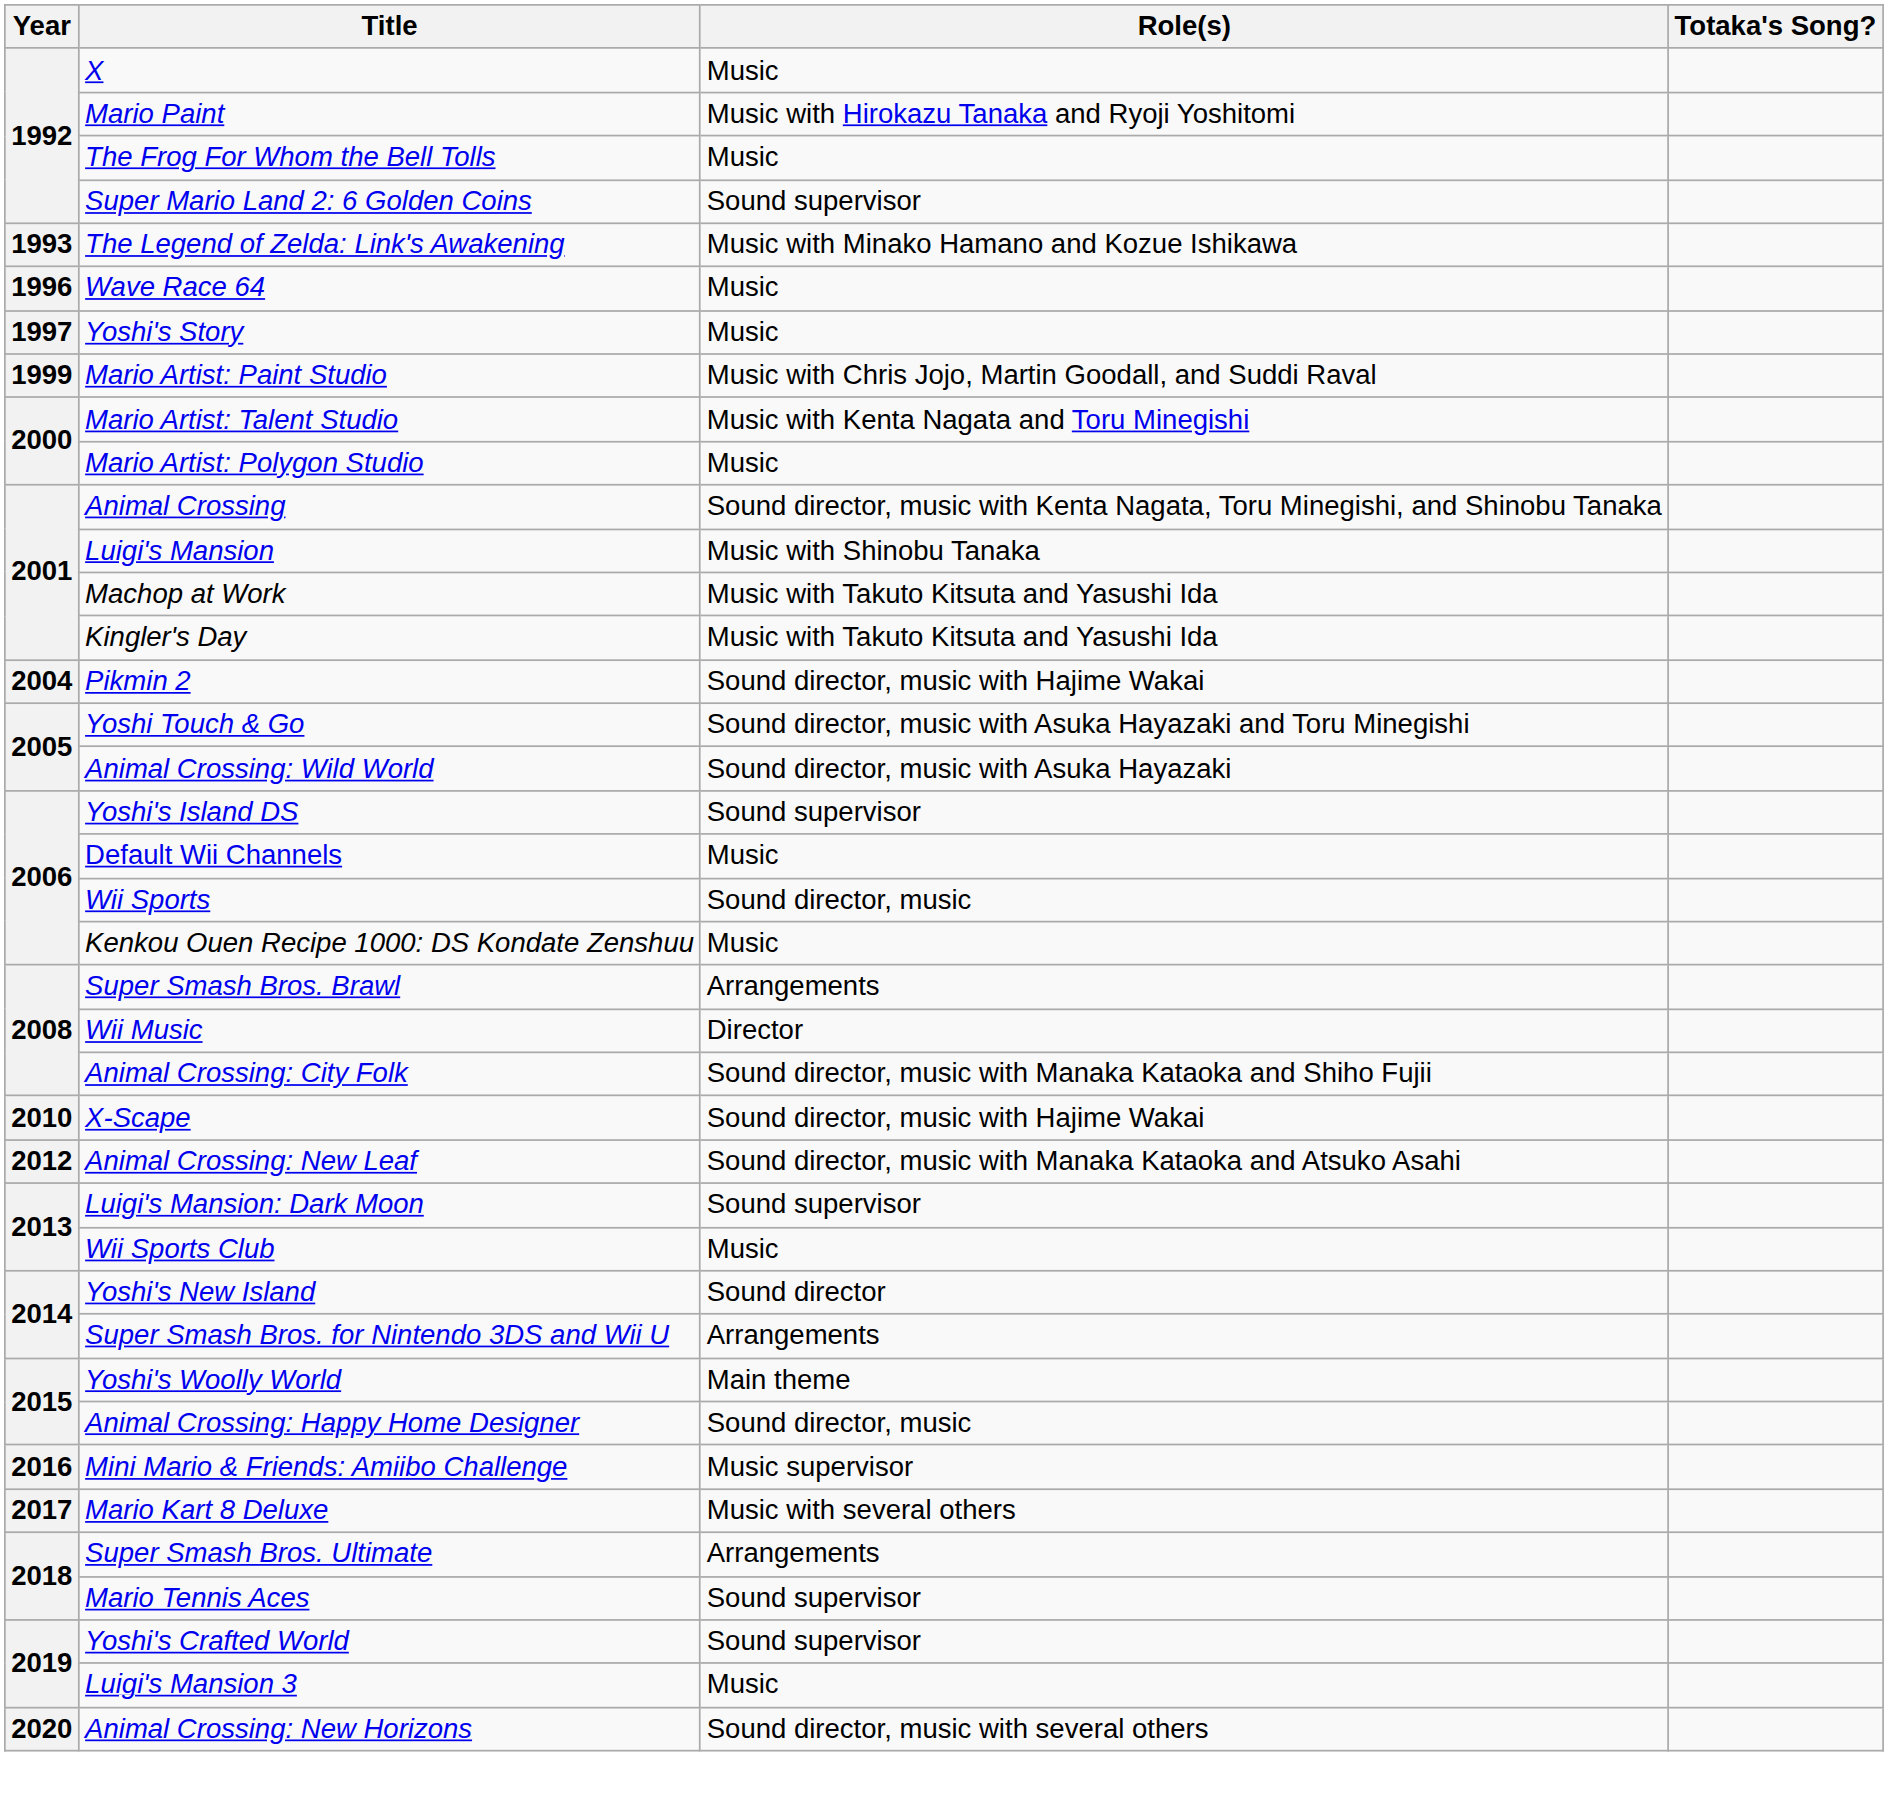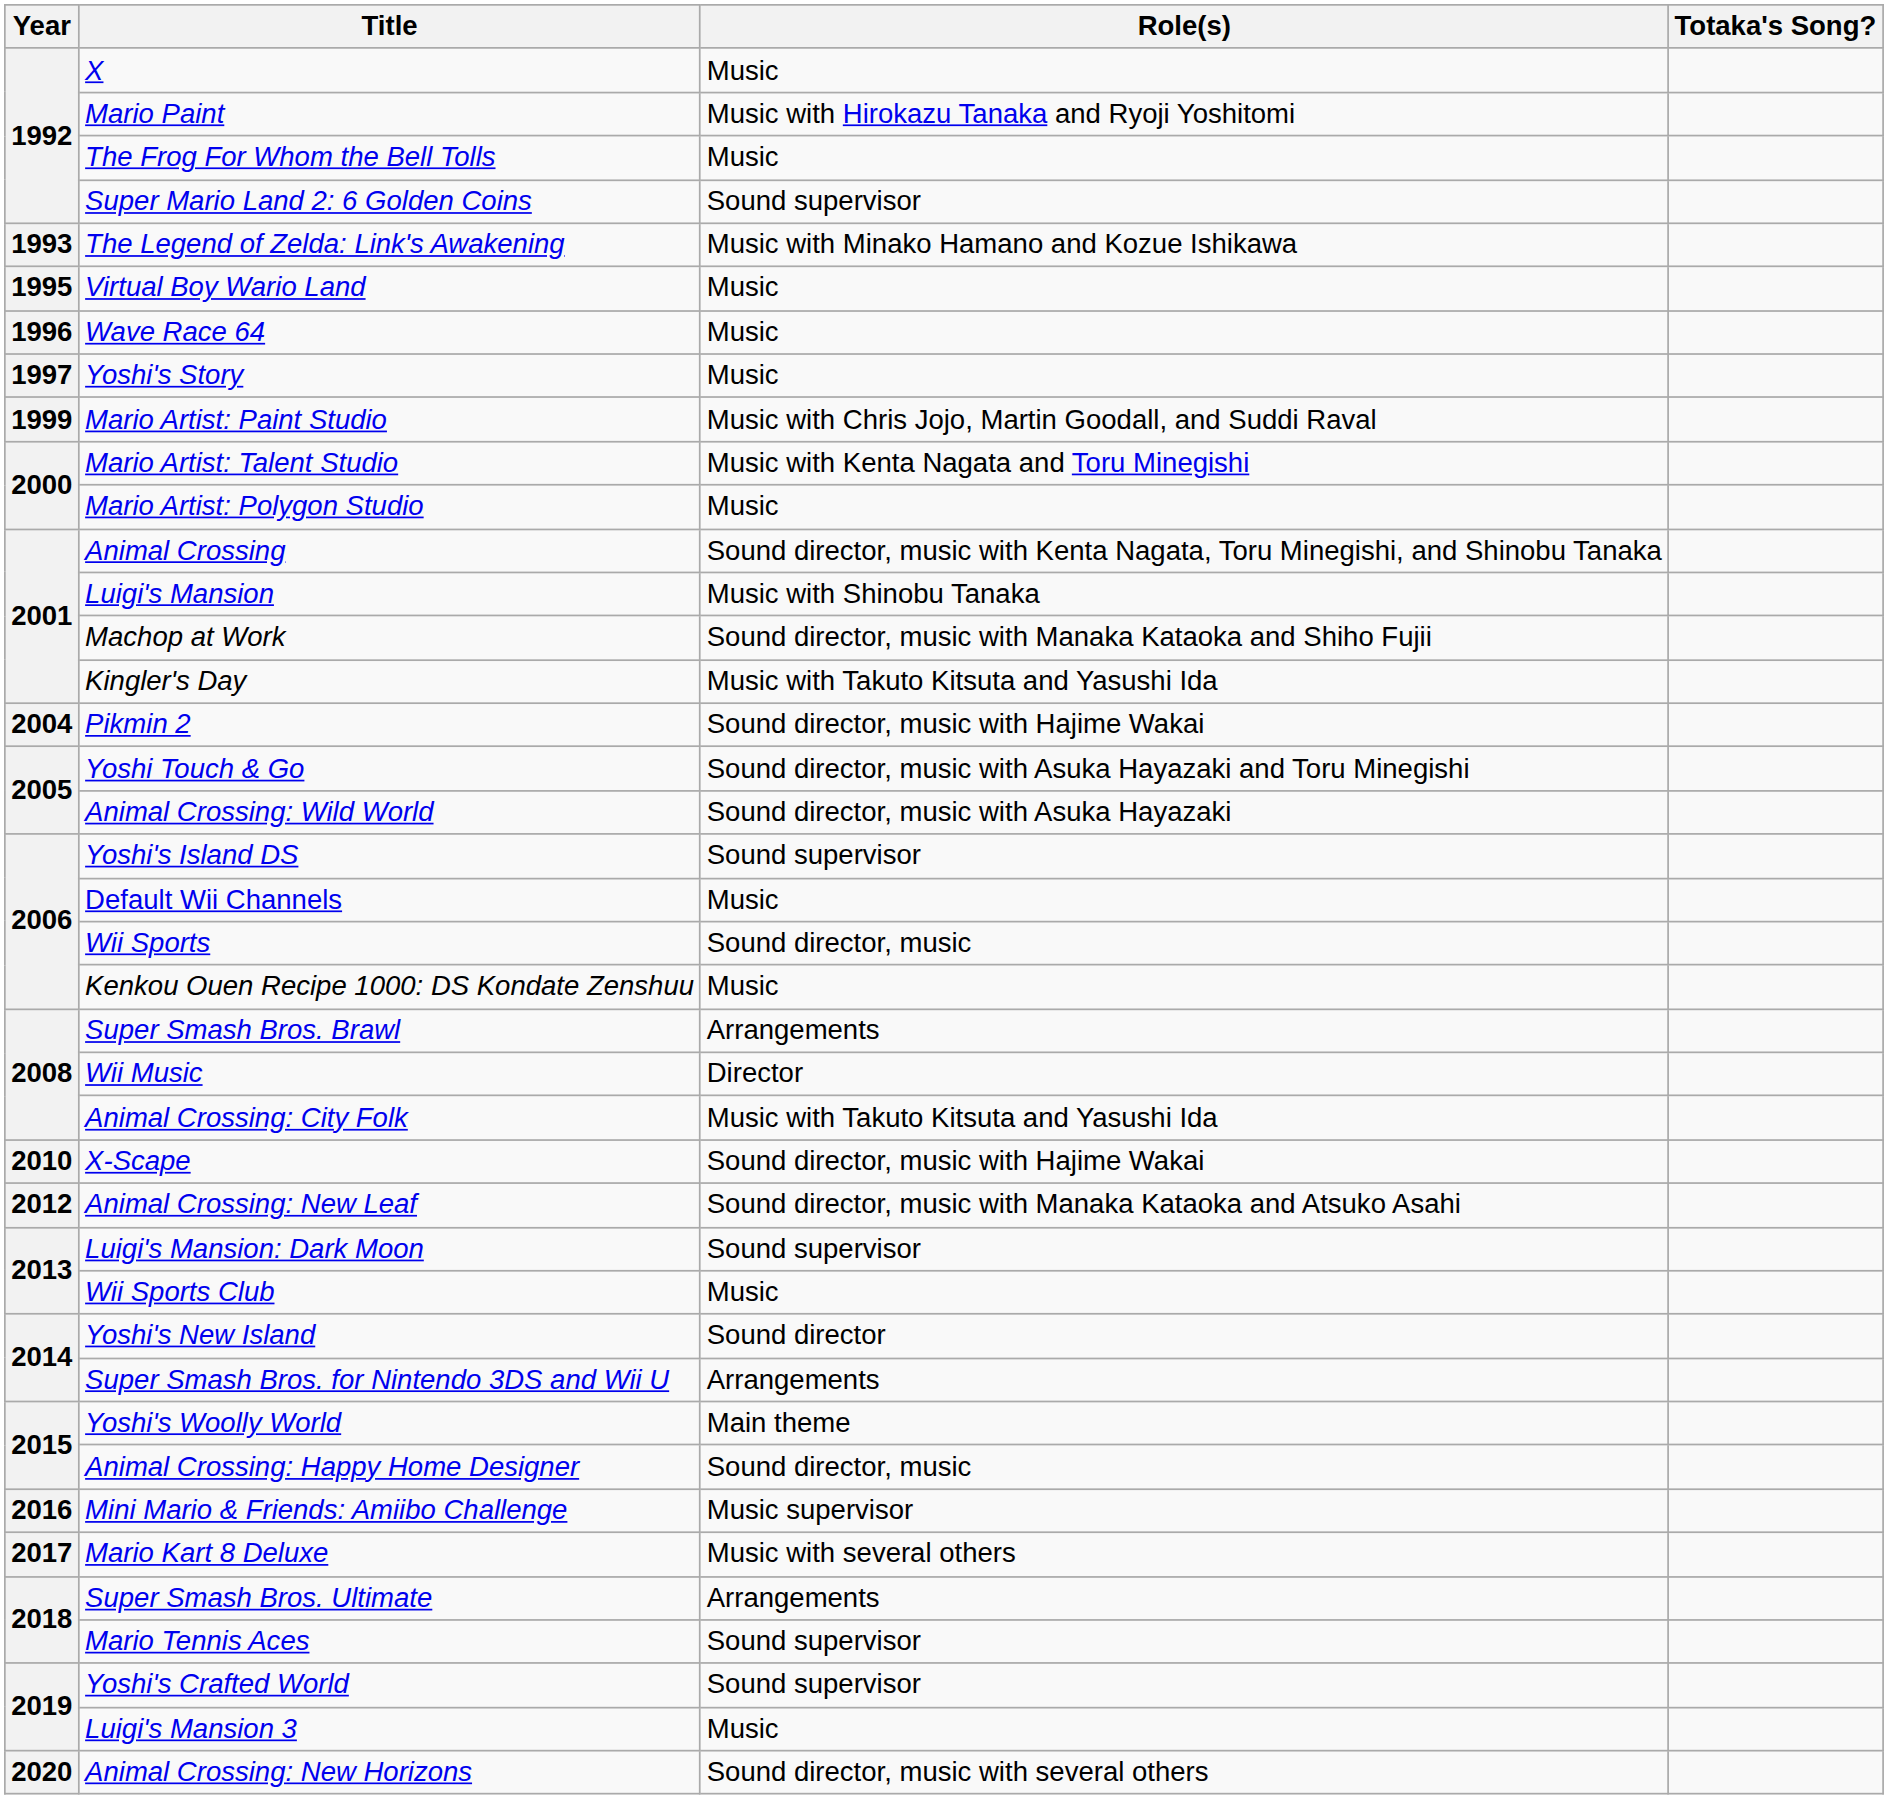+ row: (225, 288)
(962, 593) Music with Takuto Kitsuta and Yasushi Ida -> (1069, 637) Sound director, music with Manaka Kataoka and Shiho Fujii
(1069, 1073) Sound director, music with Manaka Kataoka and Shiho Fujii -> (962, 1117) Music with Takuto Kitsuta and Yasushi Ida
